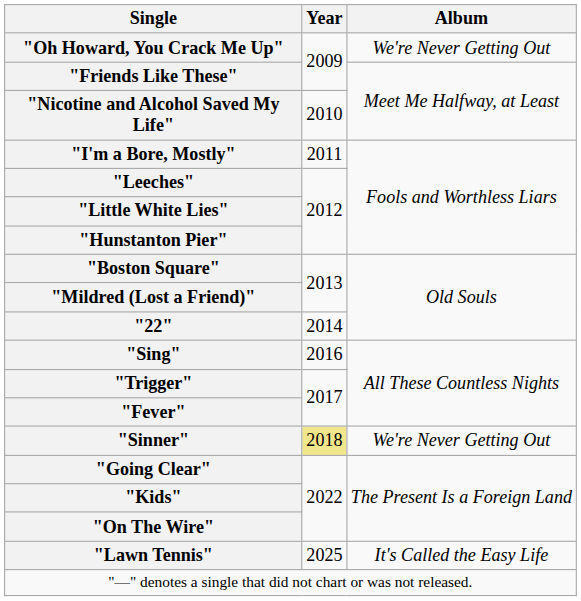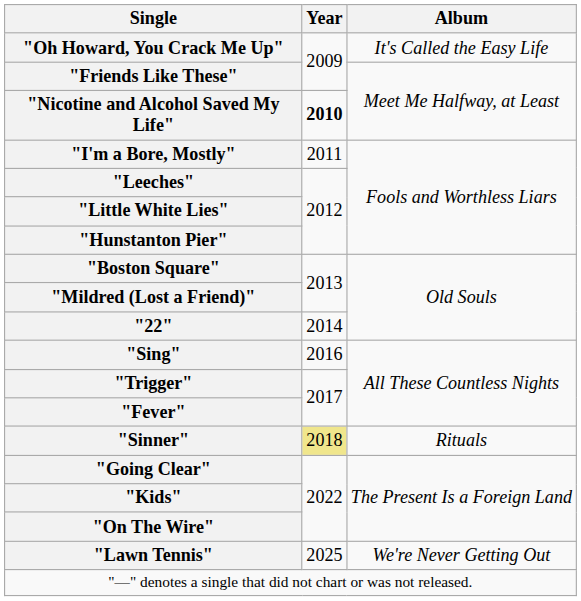(461, 47) We're Never Getting Out -> (461, 47) It's Called the Easy Life
(324, 115) normal -> (324, 115) bold
(461, 440) We're Never Getting Out -> (461, 440) Rituals
(461, 555) It's Called the Easy Life -> (461, 555) We're Never Getting Out
